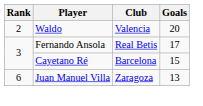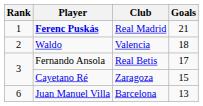+ row: (67, 28)
(174, 28) 20 -> (184, 45) 18
(136, 61) Barcelona -> (134, 77) Zaragoza
(134, 77) Zaragoza -> (136, 93) Barcelona
